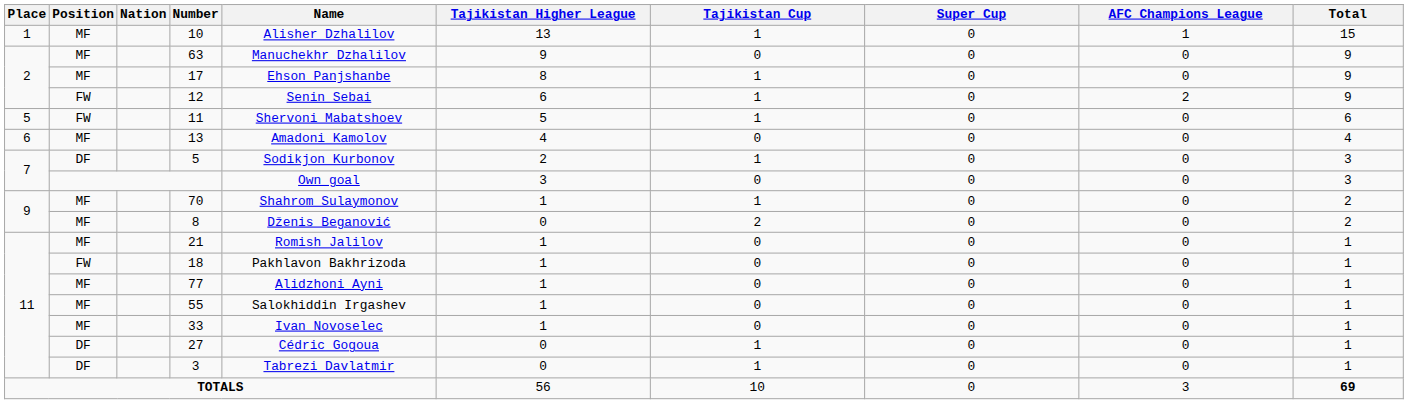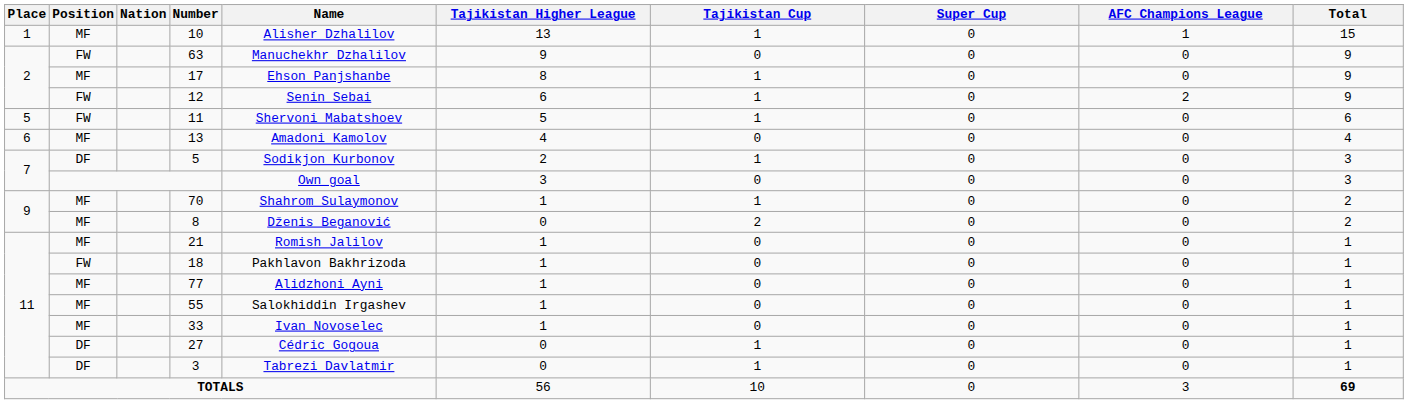(83, 57) MF -> (83, 57) FW
